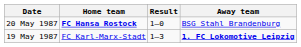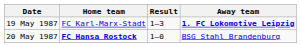rows swapped: (32, 36) <-> (32, 23)
